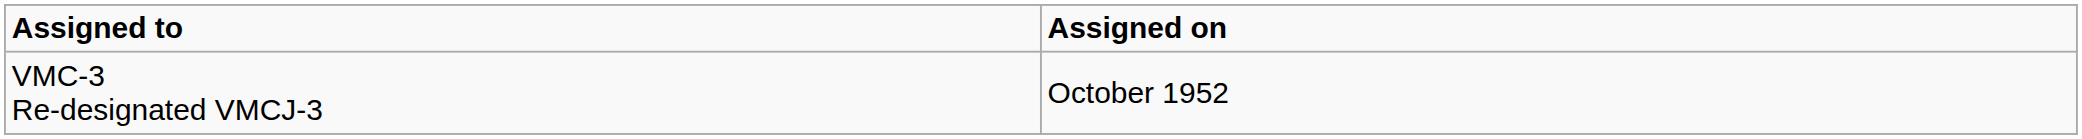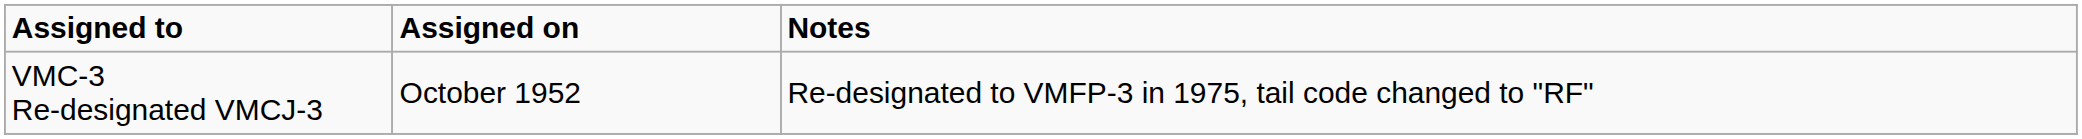+ column: (829, 28)
